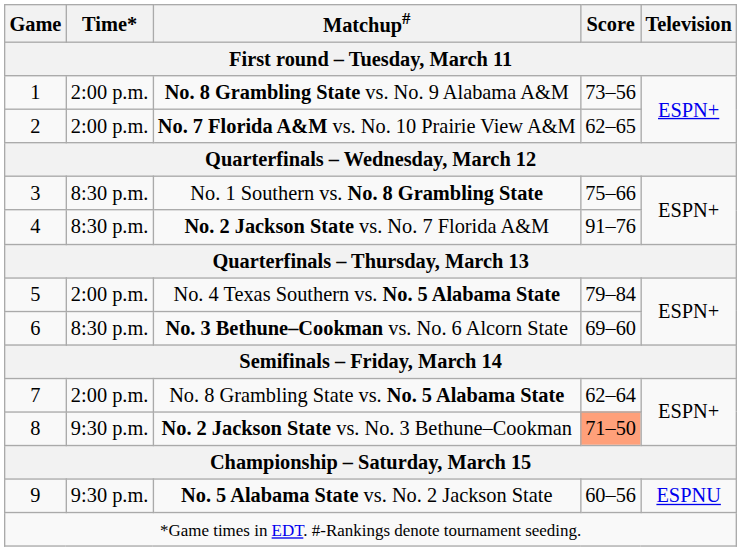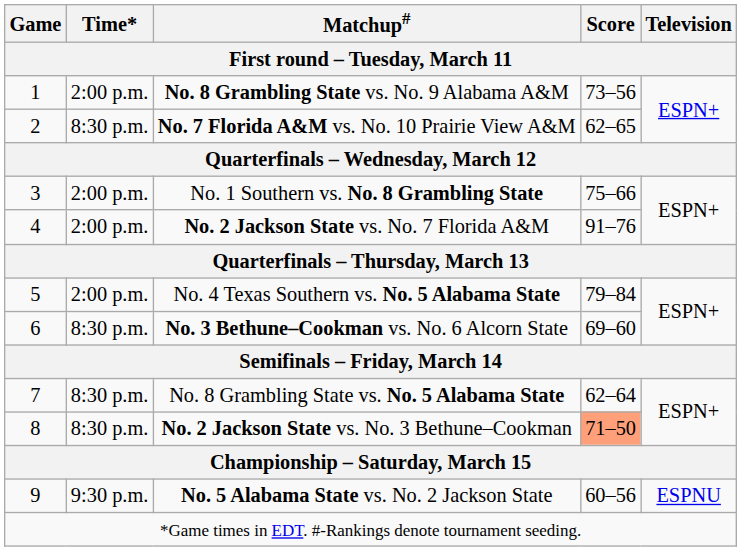(110, 126) 2:00 p.m. -> (110, 126) 8:30 p.m.
(110, 193) 8:30 p.m. -> (110, 193) 2:00 p.m.
(110, 227) 8:30 p.m. -> (110, 227) 2:00 p.m.
(110, 395) 2:00 p.m. -> (110, 395) 8:30 p.m.
(110, 428) 9:30 p.m. -> (110, 428) 8:30 p.m.
